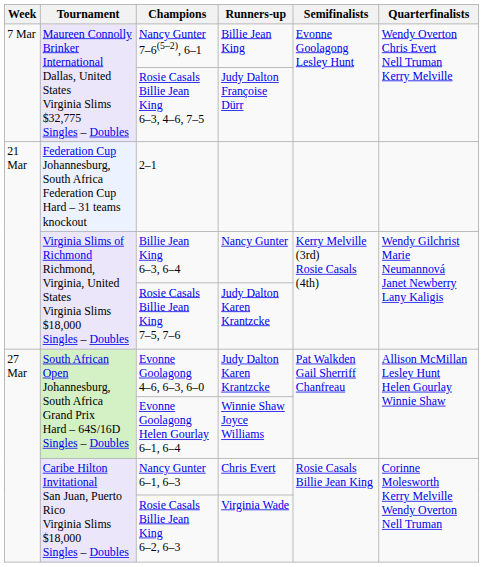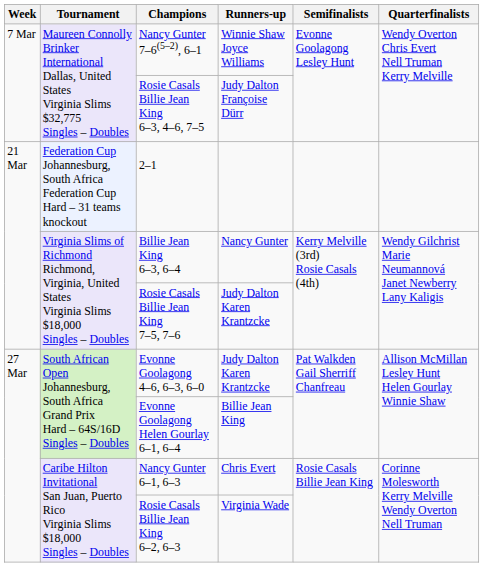(246, 41) Billie Jean King -> (253, 48) Winnie Shaw Joyce Williams
(253, 421) Winnie Shaw Joyce Williams -> (246, 414) Billie Jean King
